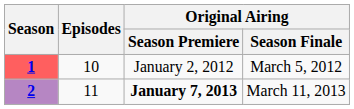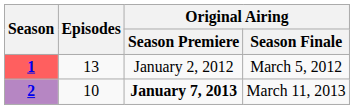(91, 66) 10 -> (91, 66) 13
(91, 91) 11 -> (91, 91) 10
